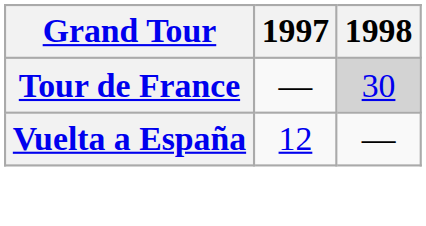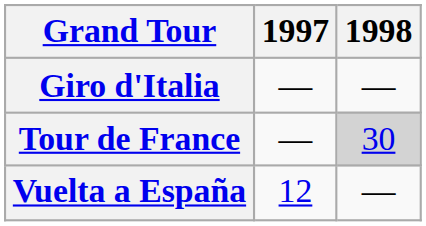+ row: (129, 84)
